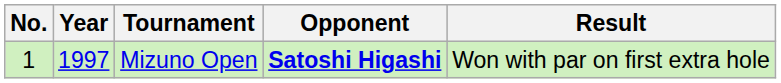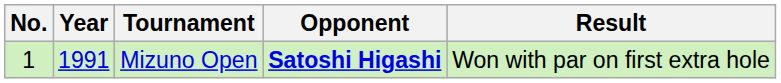(84, 60) 1997 -> (84, 60) 1991
